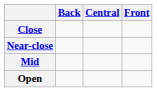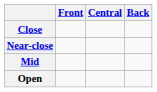columns swapped: (137, 12) <-> (69, 12)
